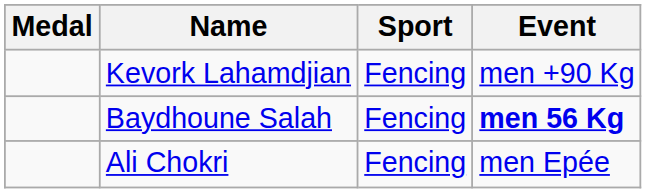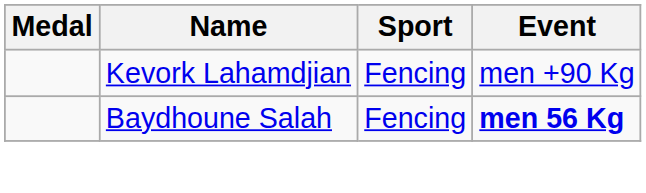- row: (167, 163)
